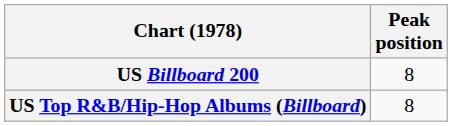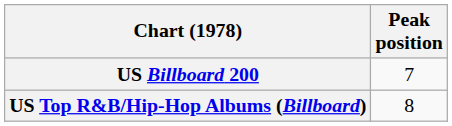(409, 74) 8 -> (409, 74) 7
